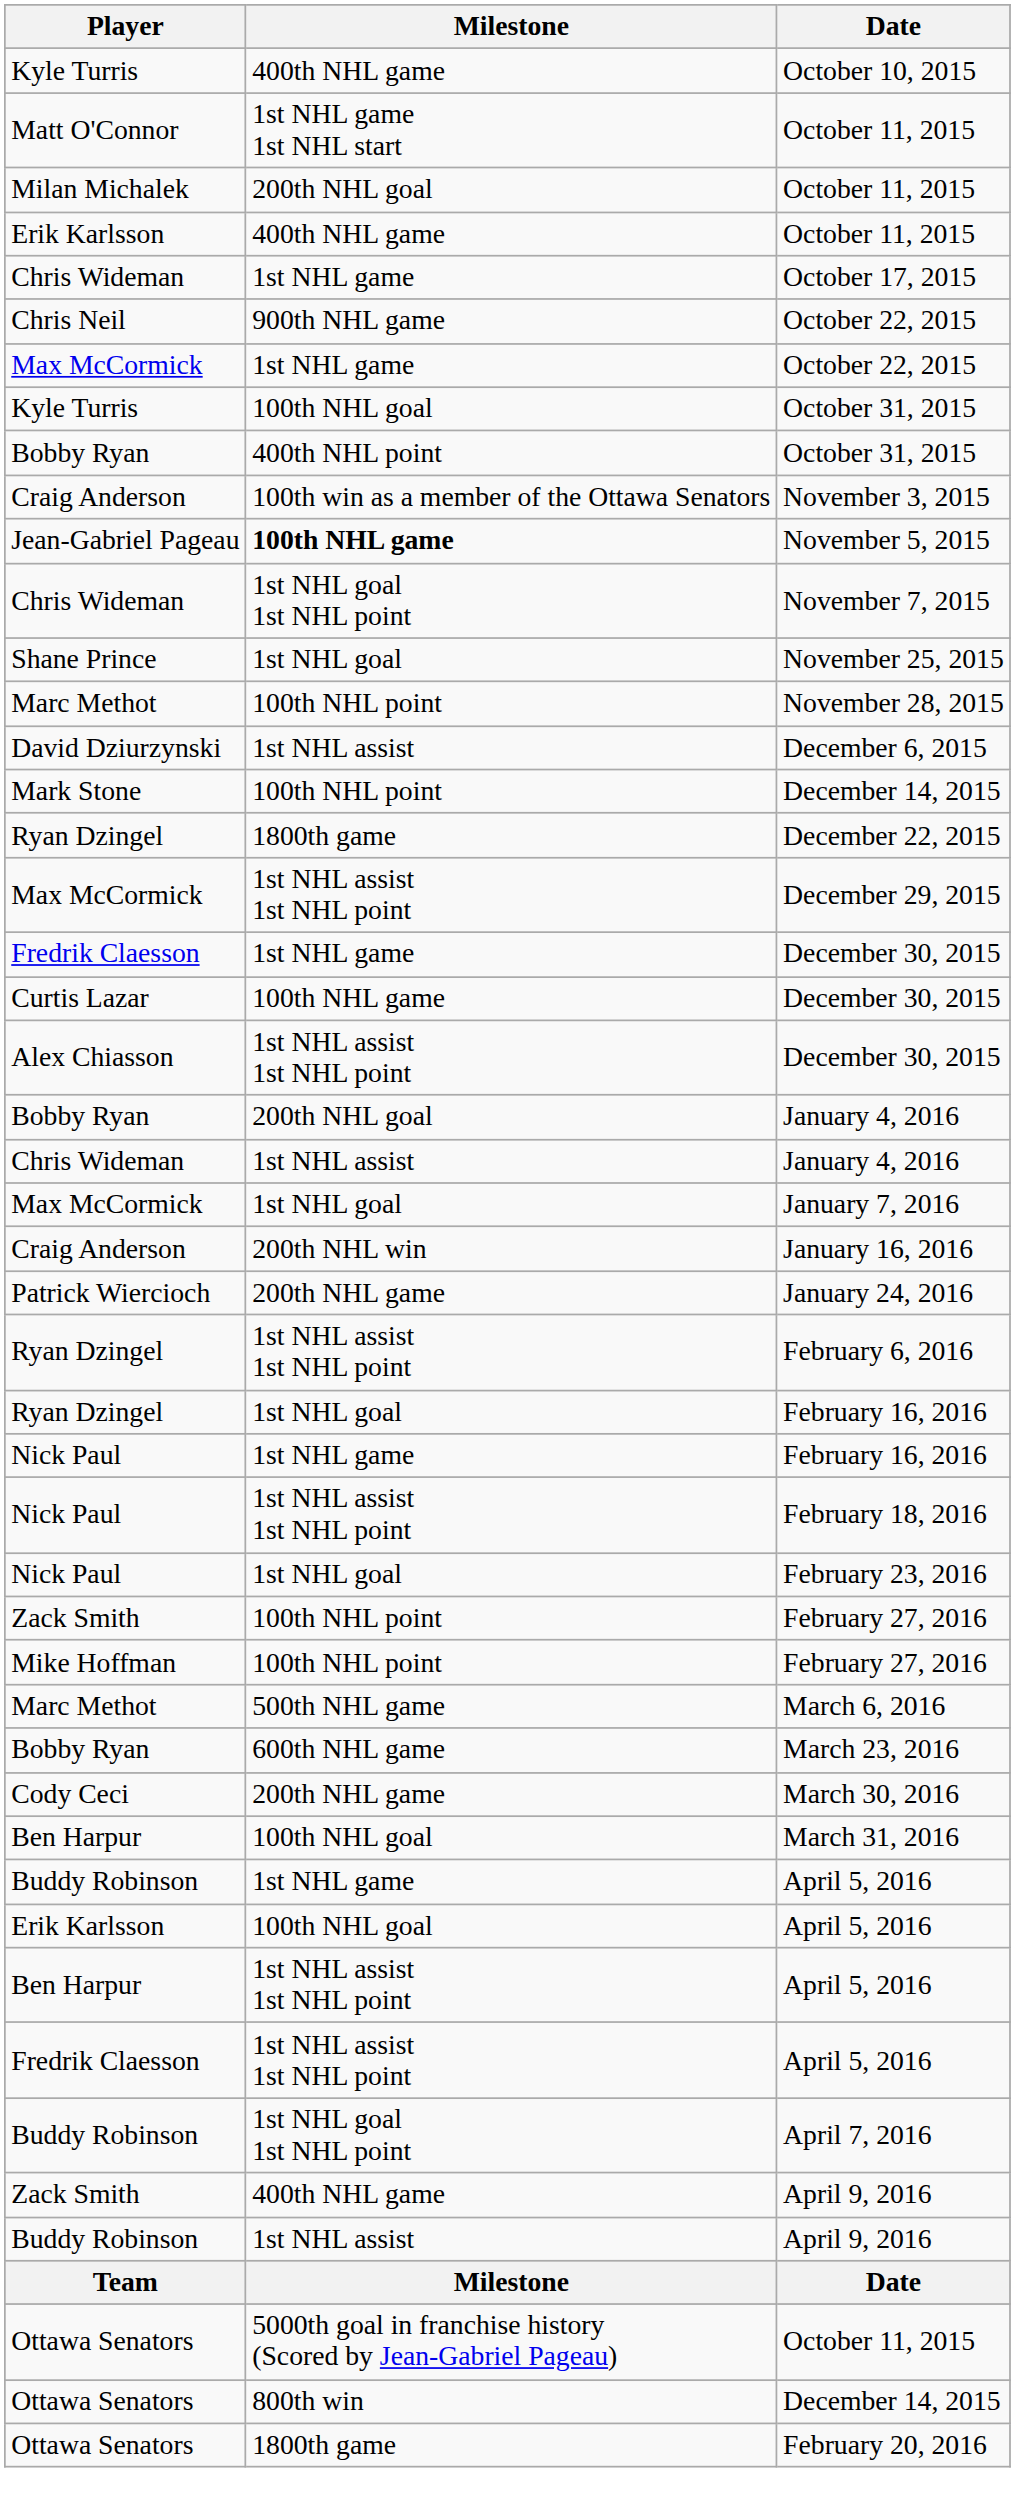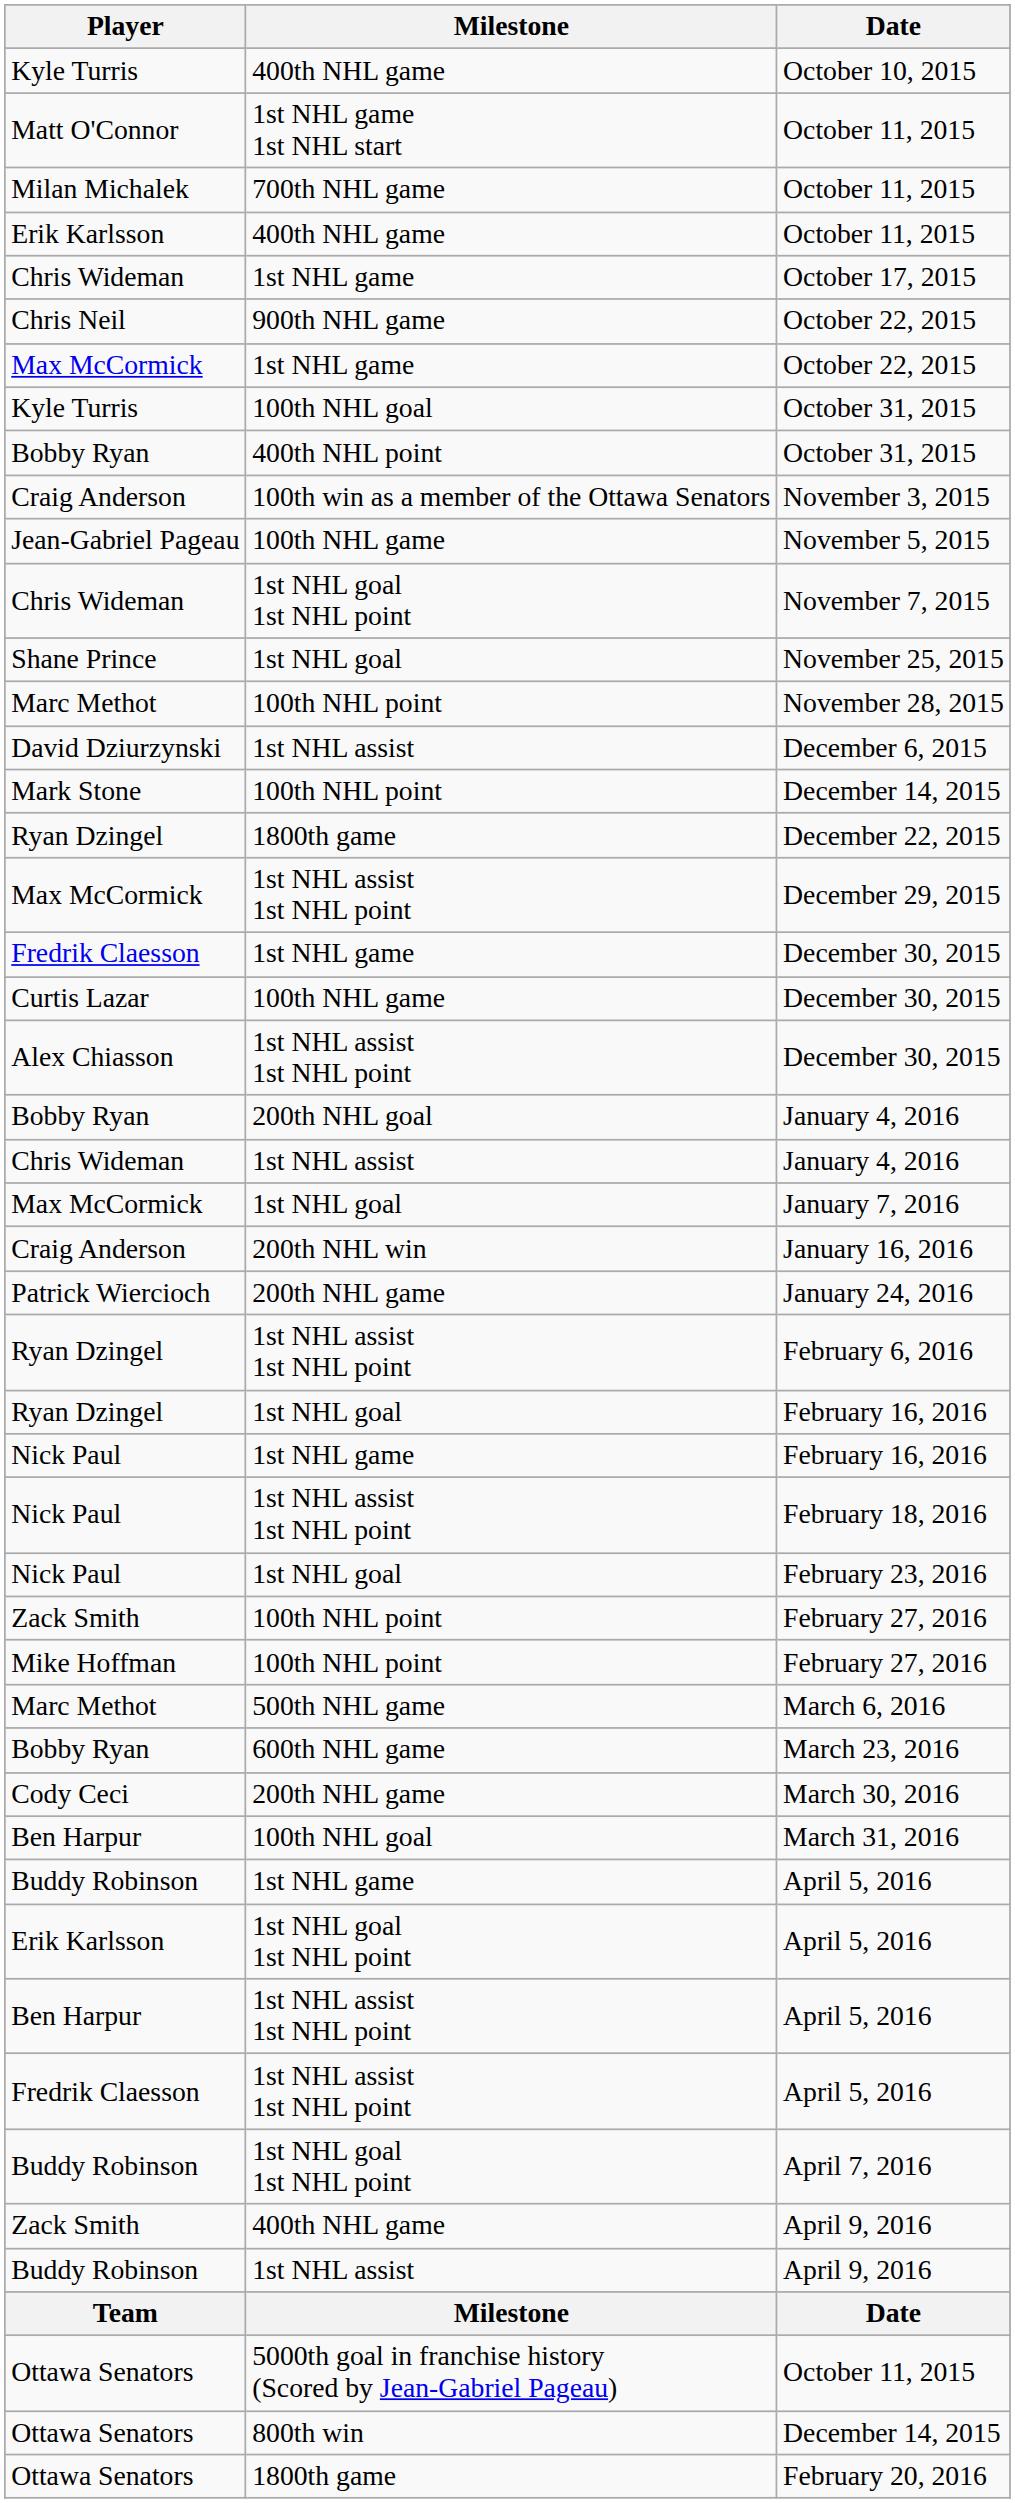(342, 189) 200th NHL goal -> (349, 189) 700th NHL game
(353, 540) bold -> (349, 540) normal
(342, 1925) 100th NHL goal -> (332, 1940) 1st NHL goal 1st NHL point
